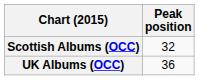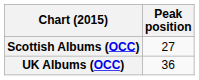(168, 46) 32 -> (168, 46) 27
